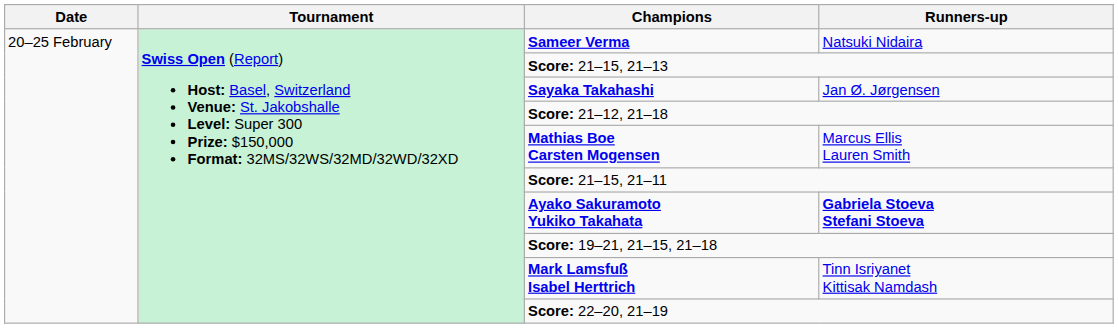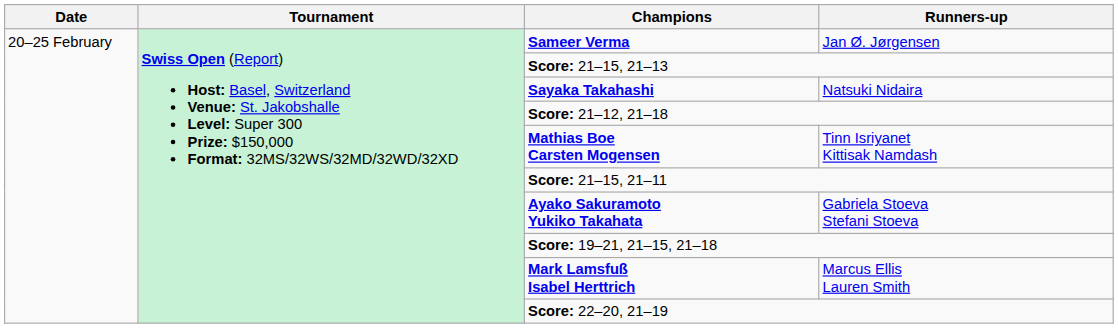(873, 41) Natsuki Nidaira -> (881, 41) Jan Ø. Jørgensen
(881, 89) Jan Ø. Jørgensen -> (873, 89) Natsuki Nidaira
(866, 146) Marcus Ellis Lauren Smith -> (880, 146) Tinn Isriyanet Kittisak Namdash
(878, 212) bold -> (875, 212) normal
(880, 278) Tinn Isriyanet Kittisak Namdash -> (866, 278) Marcus Ellis Lauren Smith
